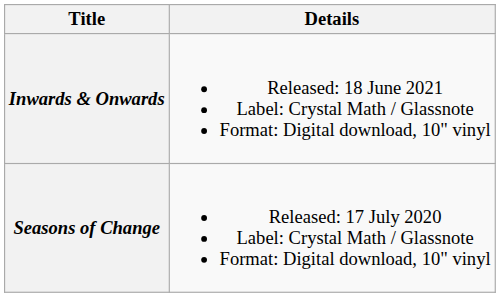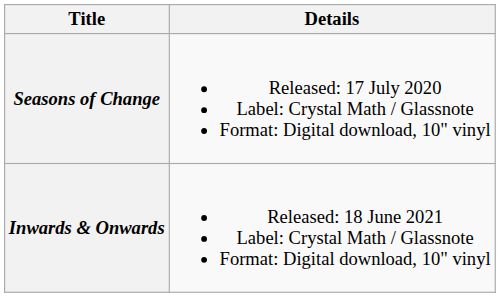rows swapped: (87, 227) <-> (87, 98)
